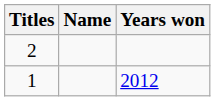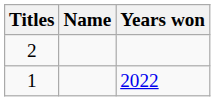(139, 80) 2012 -> (139, 80) 2022
